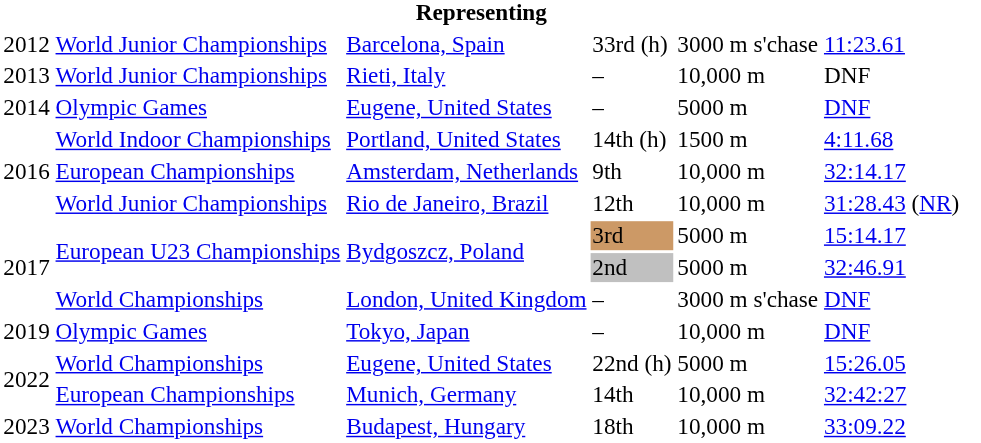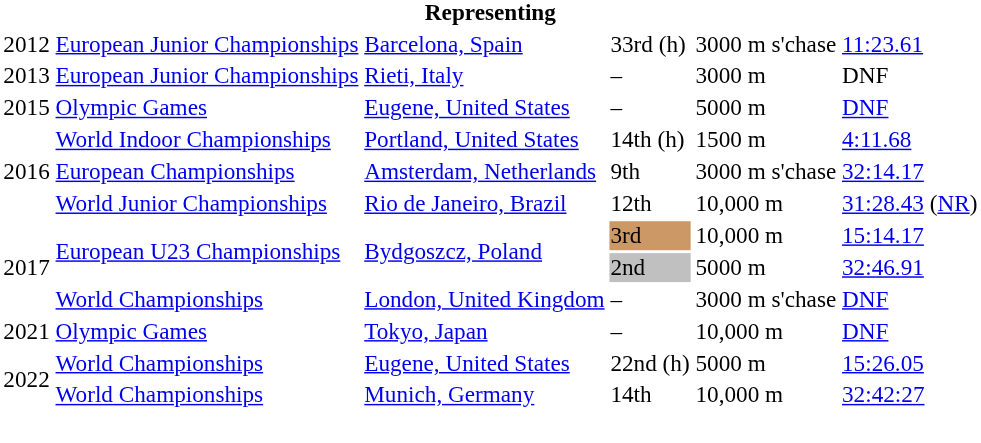(191, 44) World Junior Championships -> (207, 44) European Junior Championships
(191, 75) World Junior Championships -> (207, 75) European Junior Championships
(721, 75) 10,000 m -> (731, 75) 3000 m
(27, 107) 2014 -> (27, 107) 2015
(721, 171) 10,000 m -> (766, 171) 3000 m s'chase
(713, 235) 5000 m -> (739, 235) 10,000 m
(27, 331) 2019 -> (27, 331) 2021
(175, 394) European Championships -> (159, 394) World Championships
- row: (436, 426)
